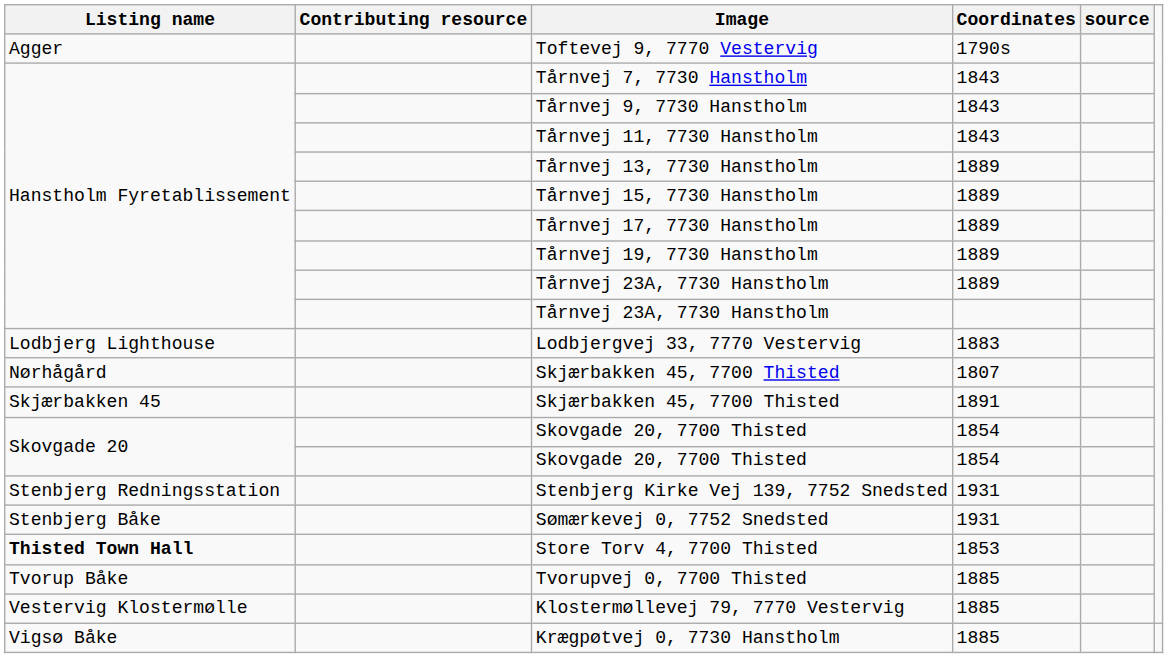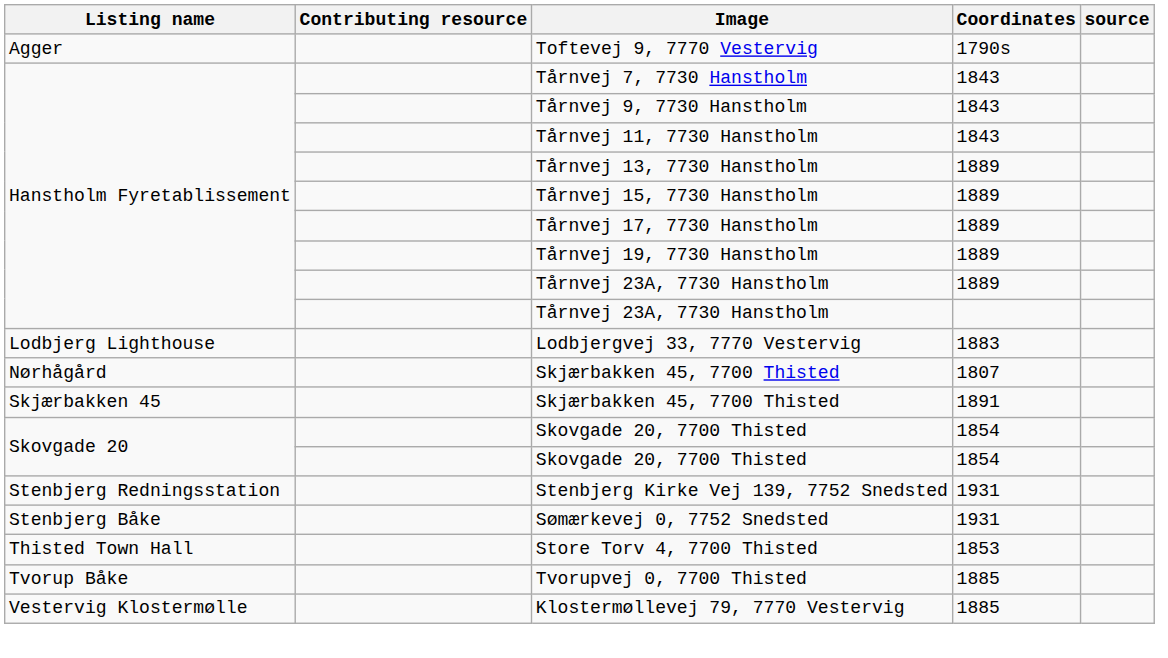(101, 550) bold -> (101, 550) normal
- row: (688, 638)
